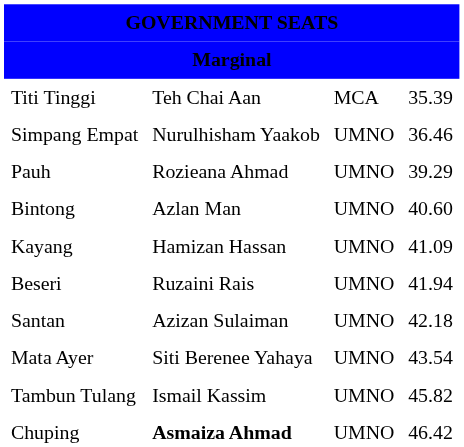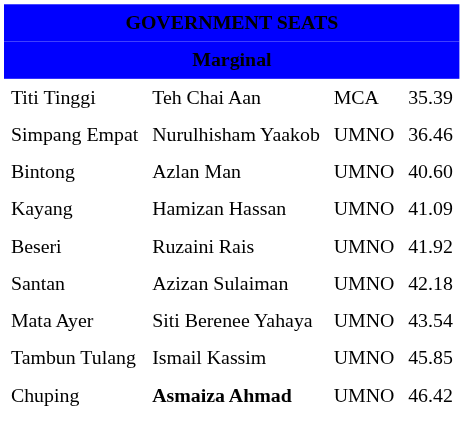- row: (31, 171)
(430, 283) 41.94 -> (430, 245) 41.92
(430, 394) 45.82 -> (430, 357) 45.85
